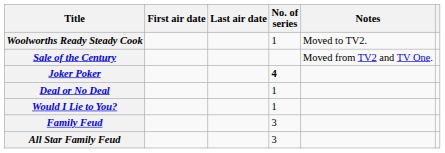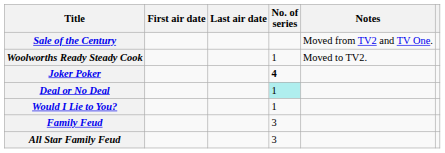rows swapped: (75, 57) <-> (75, 40)
(274, 90) no background -> (274, 90) paleturquoise background
